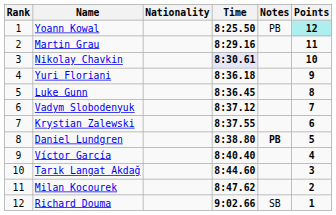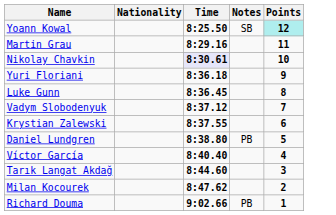- column: (18, 12)
(275, 28) PB -> (247, 28) SB
(275, 139) bold -> (247, 139) normal
(275, 203) SB -> (247, 203) PB
